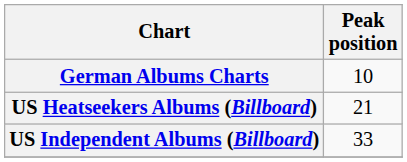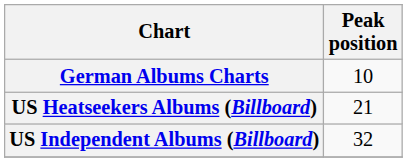(363, 140) 33 -> (363, 140) 32
